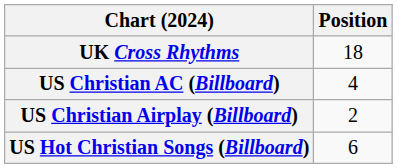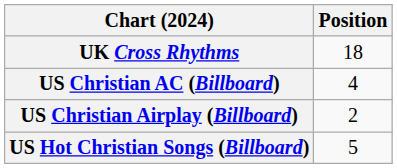(353, 147) 6 -> (353, 147) 5
